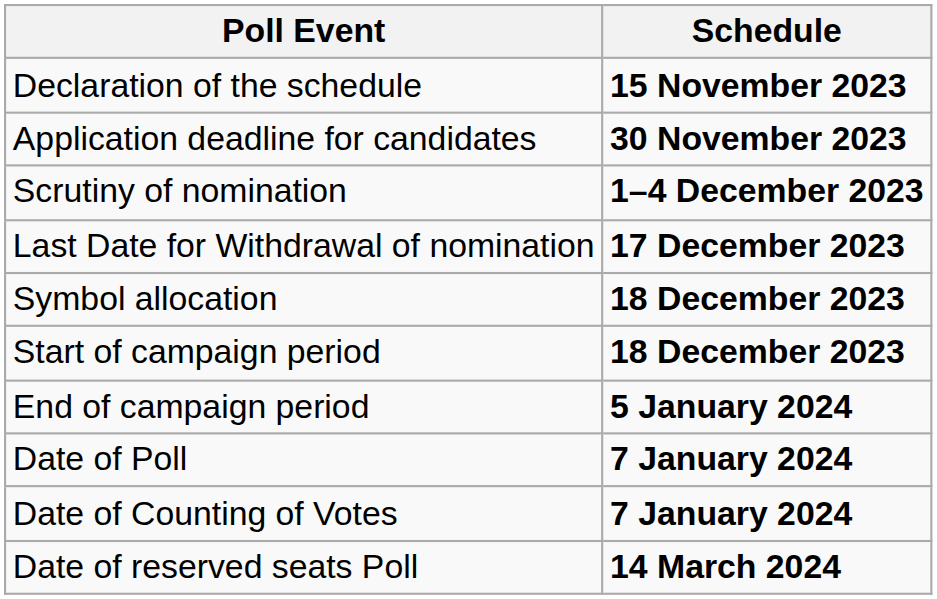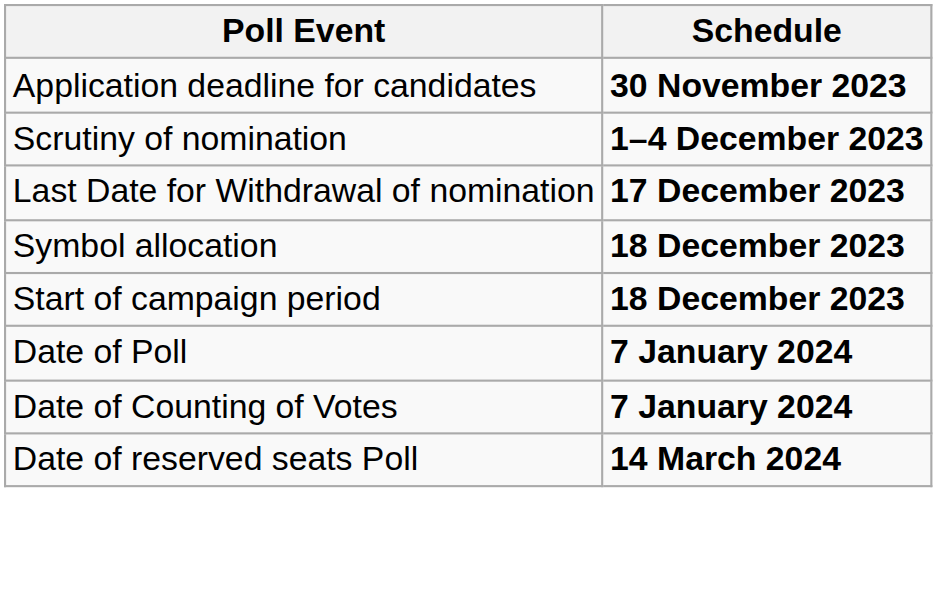- row: (217, 84)
- row: (191, 406)
